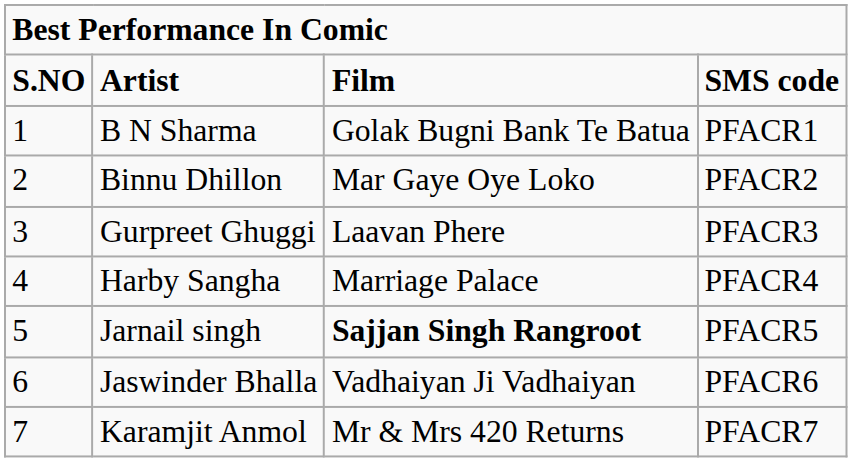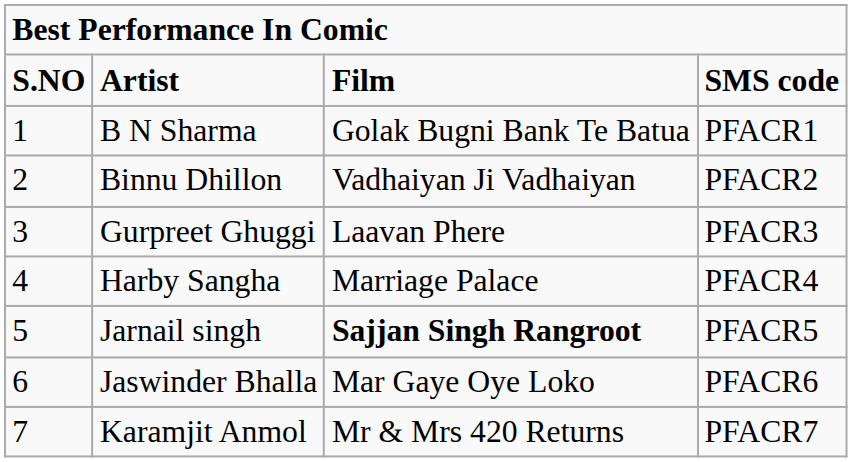(463, 180) Mar Gaye Oye Loko -> (484, 180) Vadhaiyan Ji Vadhaiyan
(484, 381) Vadhaiyan Ji Vadhaiyan -> (463, 381) Mar Gaye Oye Loko
